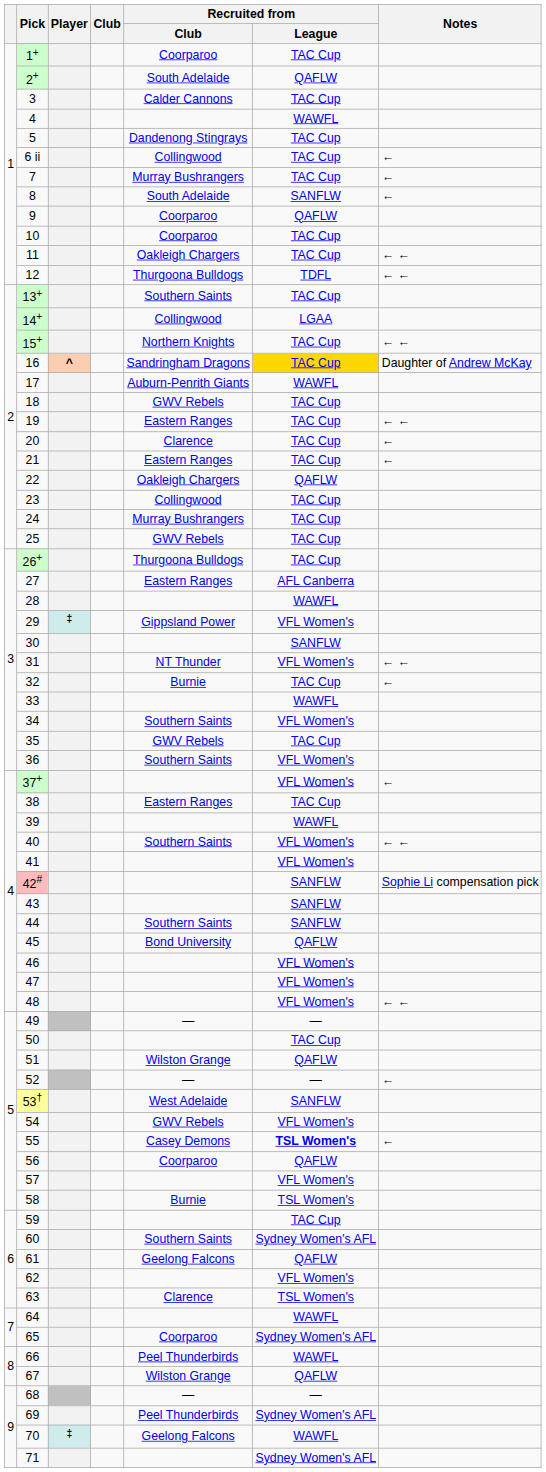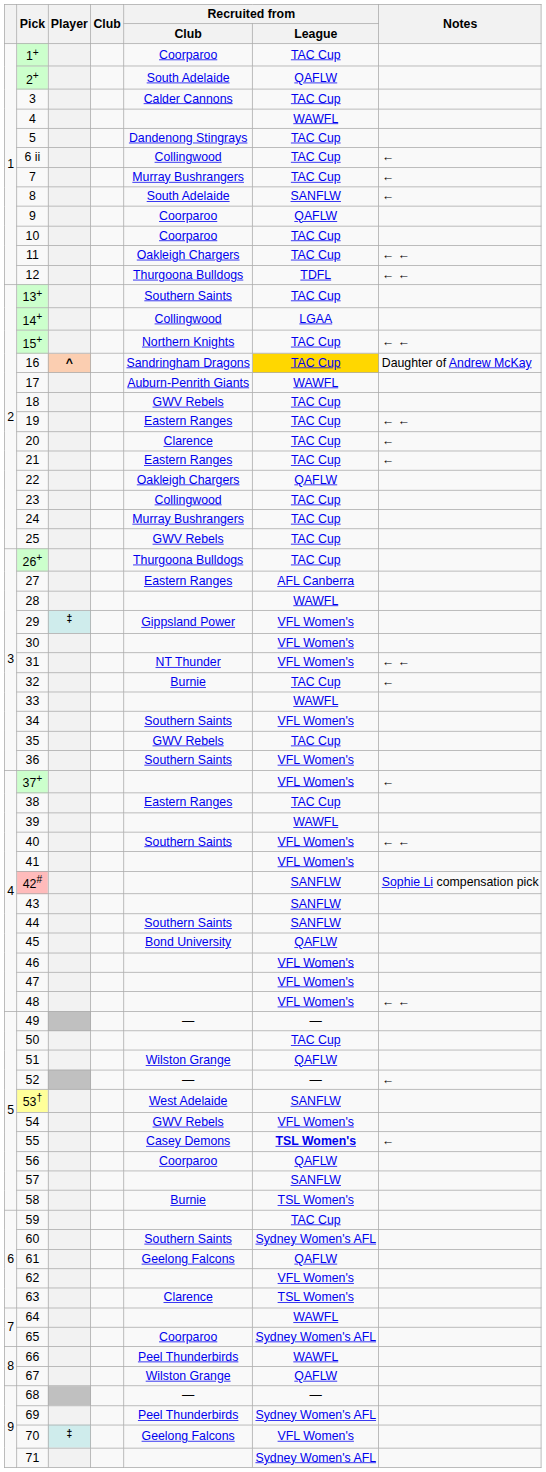(316, 643) SANFLW -> (316, 643) VFL Women's
(316, 1180) VFL Women's -> (316, 1180) SANFLW
(316, 1436) WAWFL -> (316, 1436) VFL Women's
